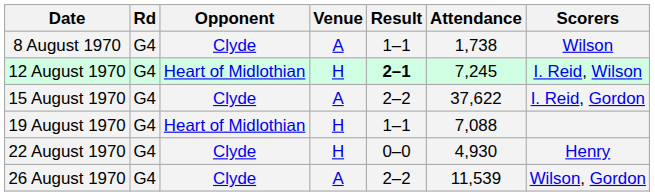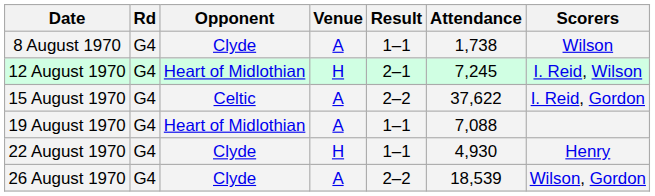(396, 72) bold -> (396, 72) normal
(235, 98) Clyde -> (235, 98) Celtic
(338, 125) H -> (338, 125) A
(396, 152) 0–0 -> (396, 152) 1–1
(476, 178) 11,539 -> (476, 178) 18,539
